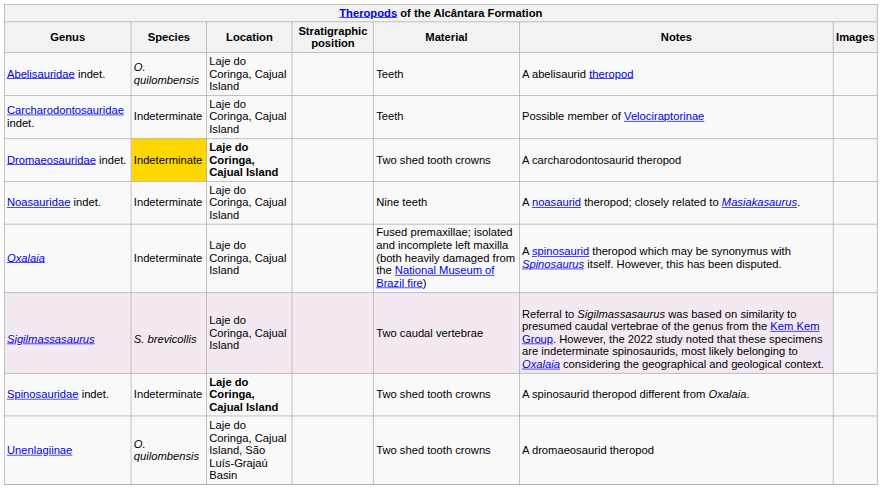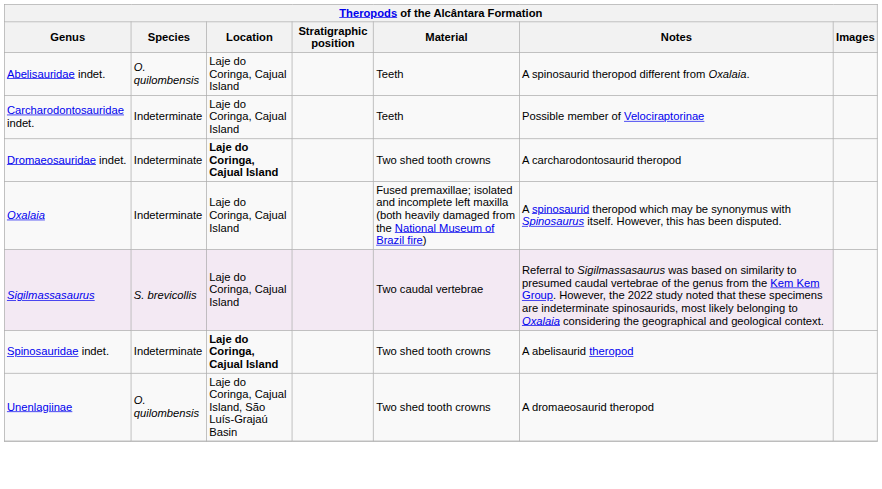(578, 74) A abelisaurid theropod -> (636, 74) A spinosaurid theropod different from Oxalaia.
(168, 160) gold background -> (168, 160) no background
- row: (54, 202)
(636, 394) A spinosaurid theropod different from Oxalaia. -> (578, 351) A abelisaurid theropod
